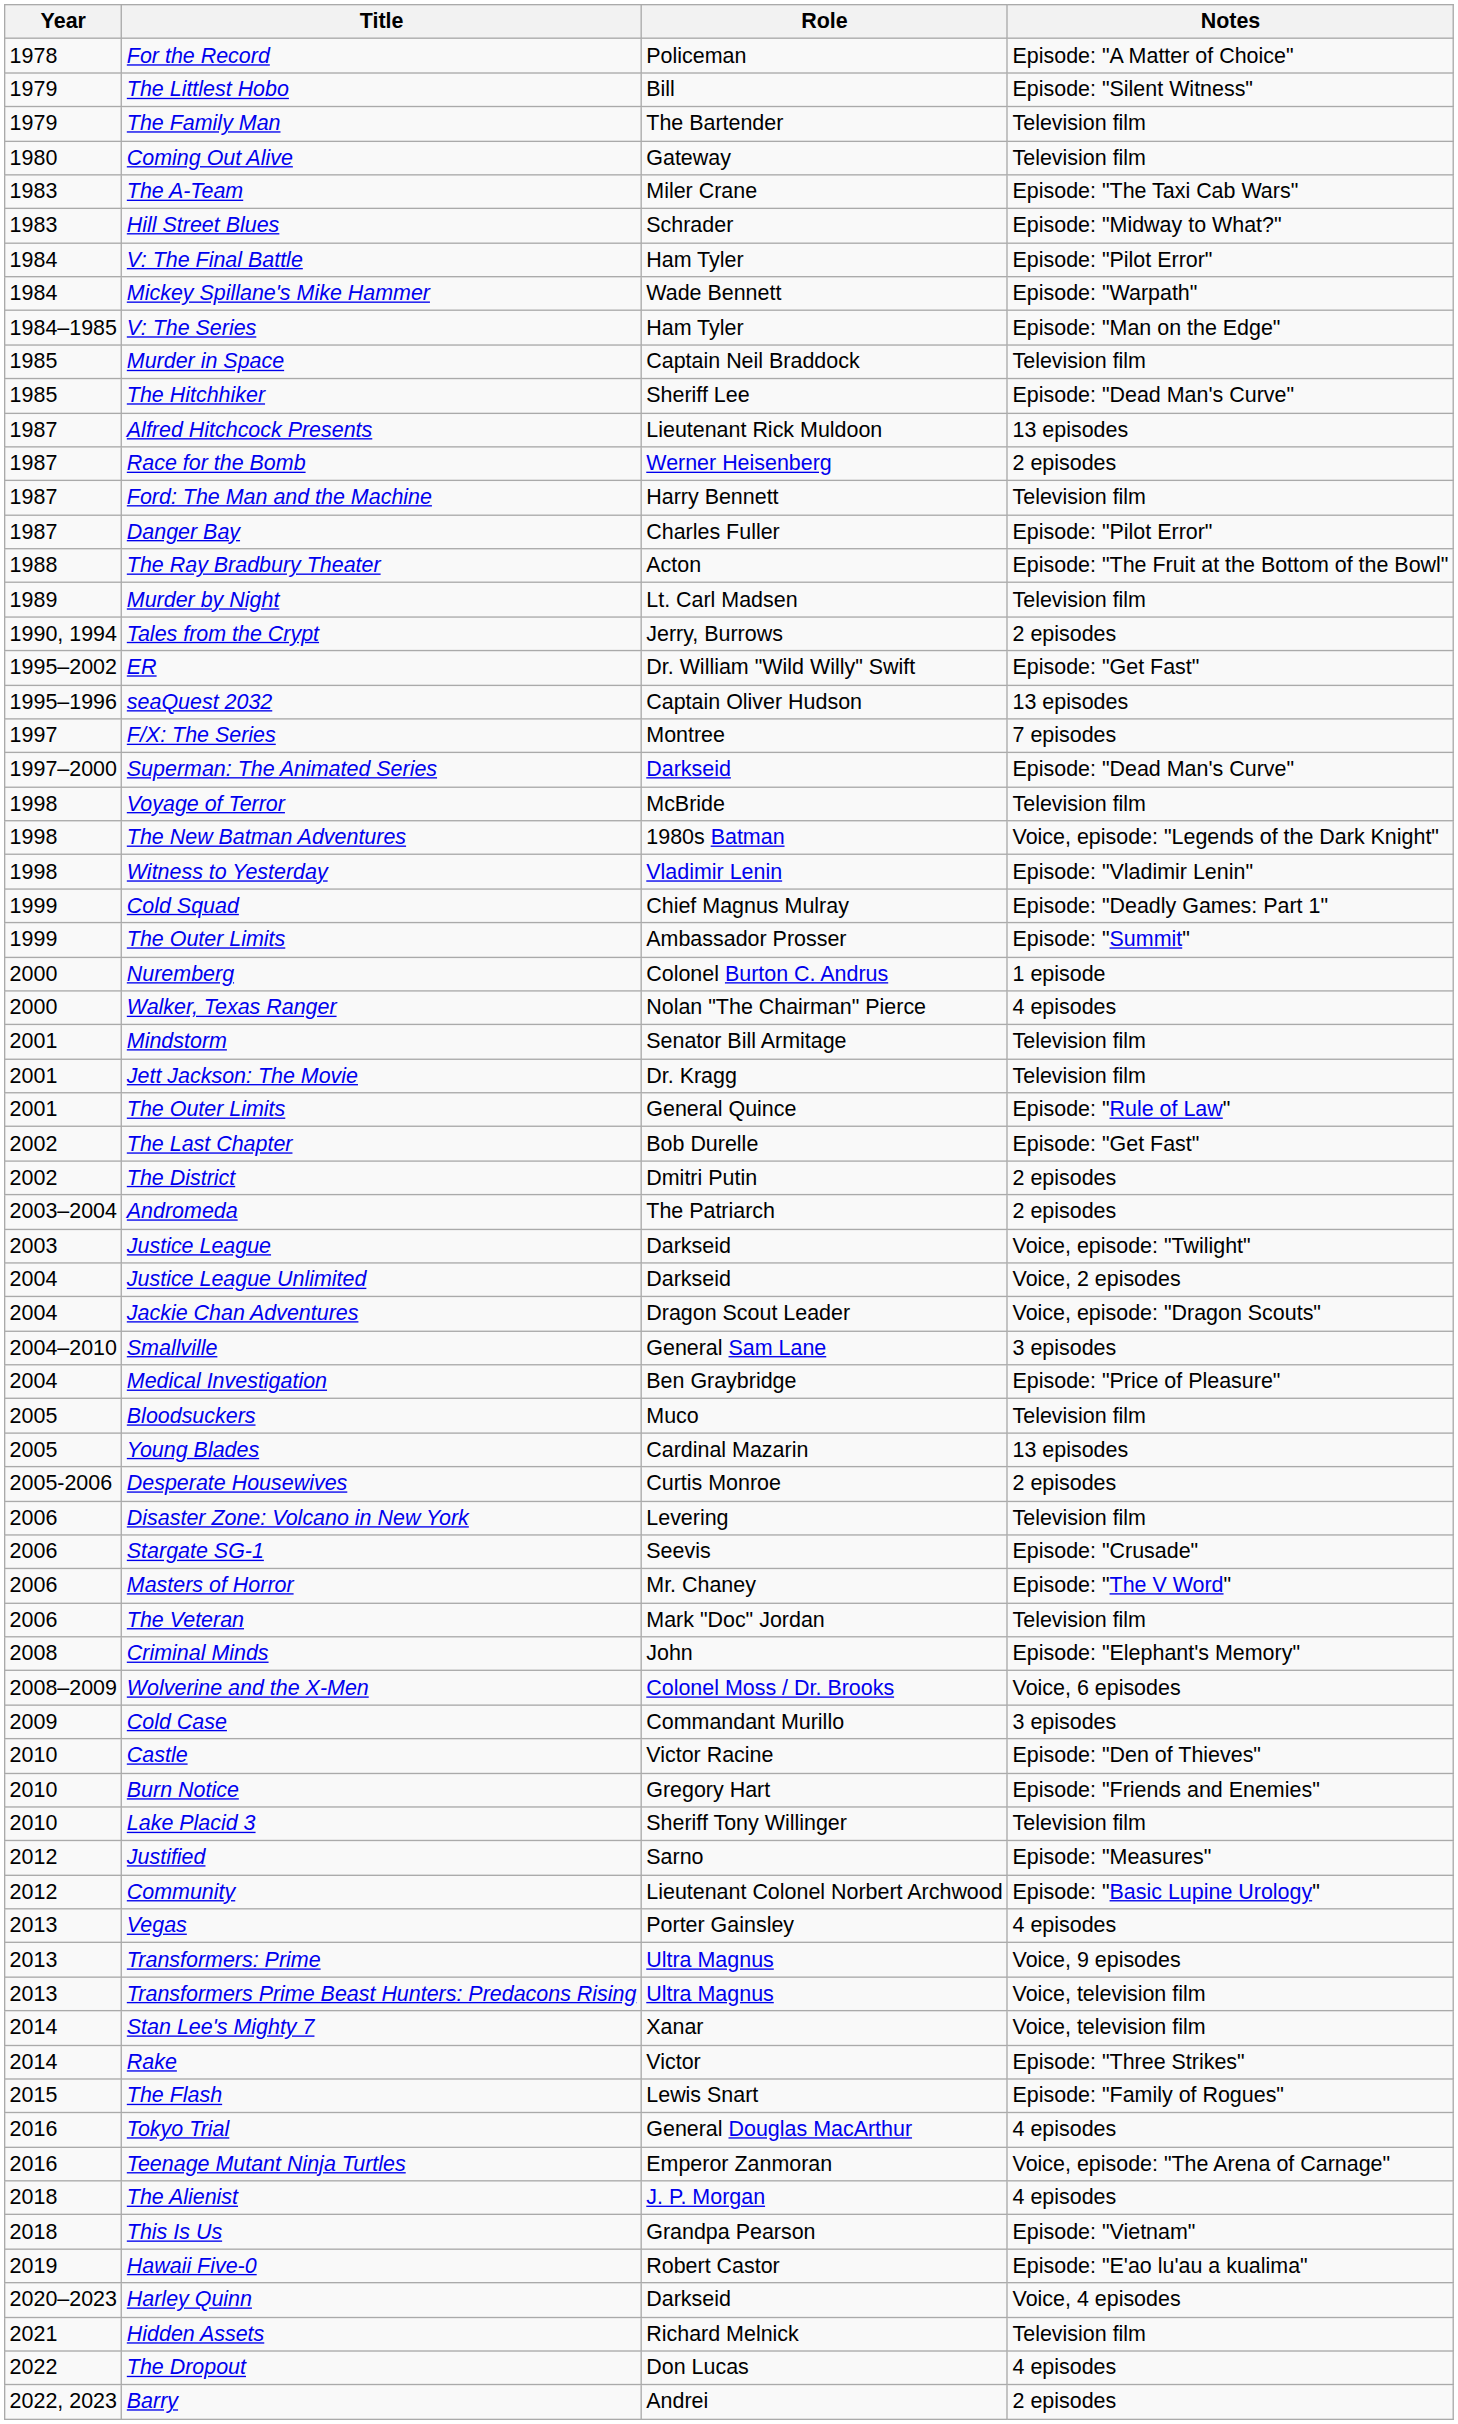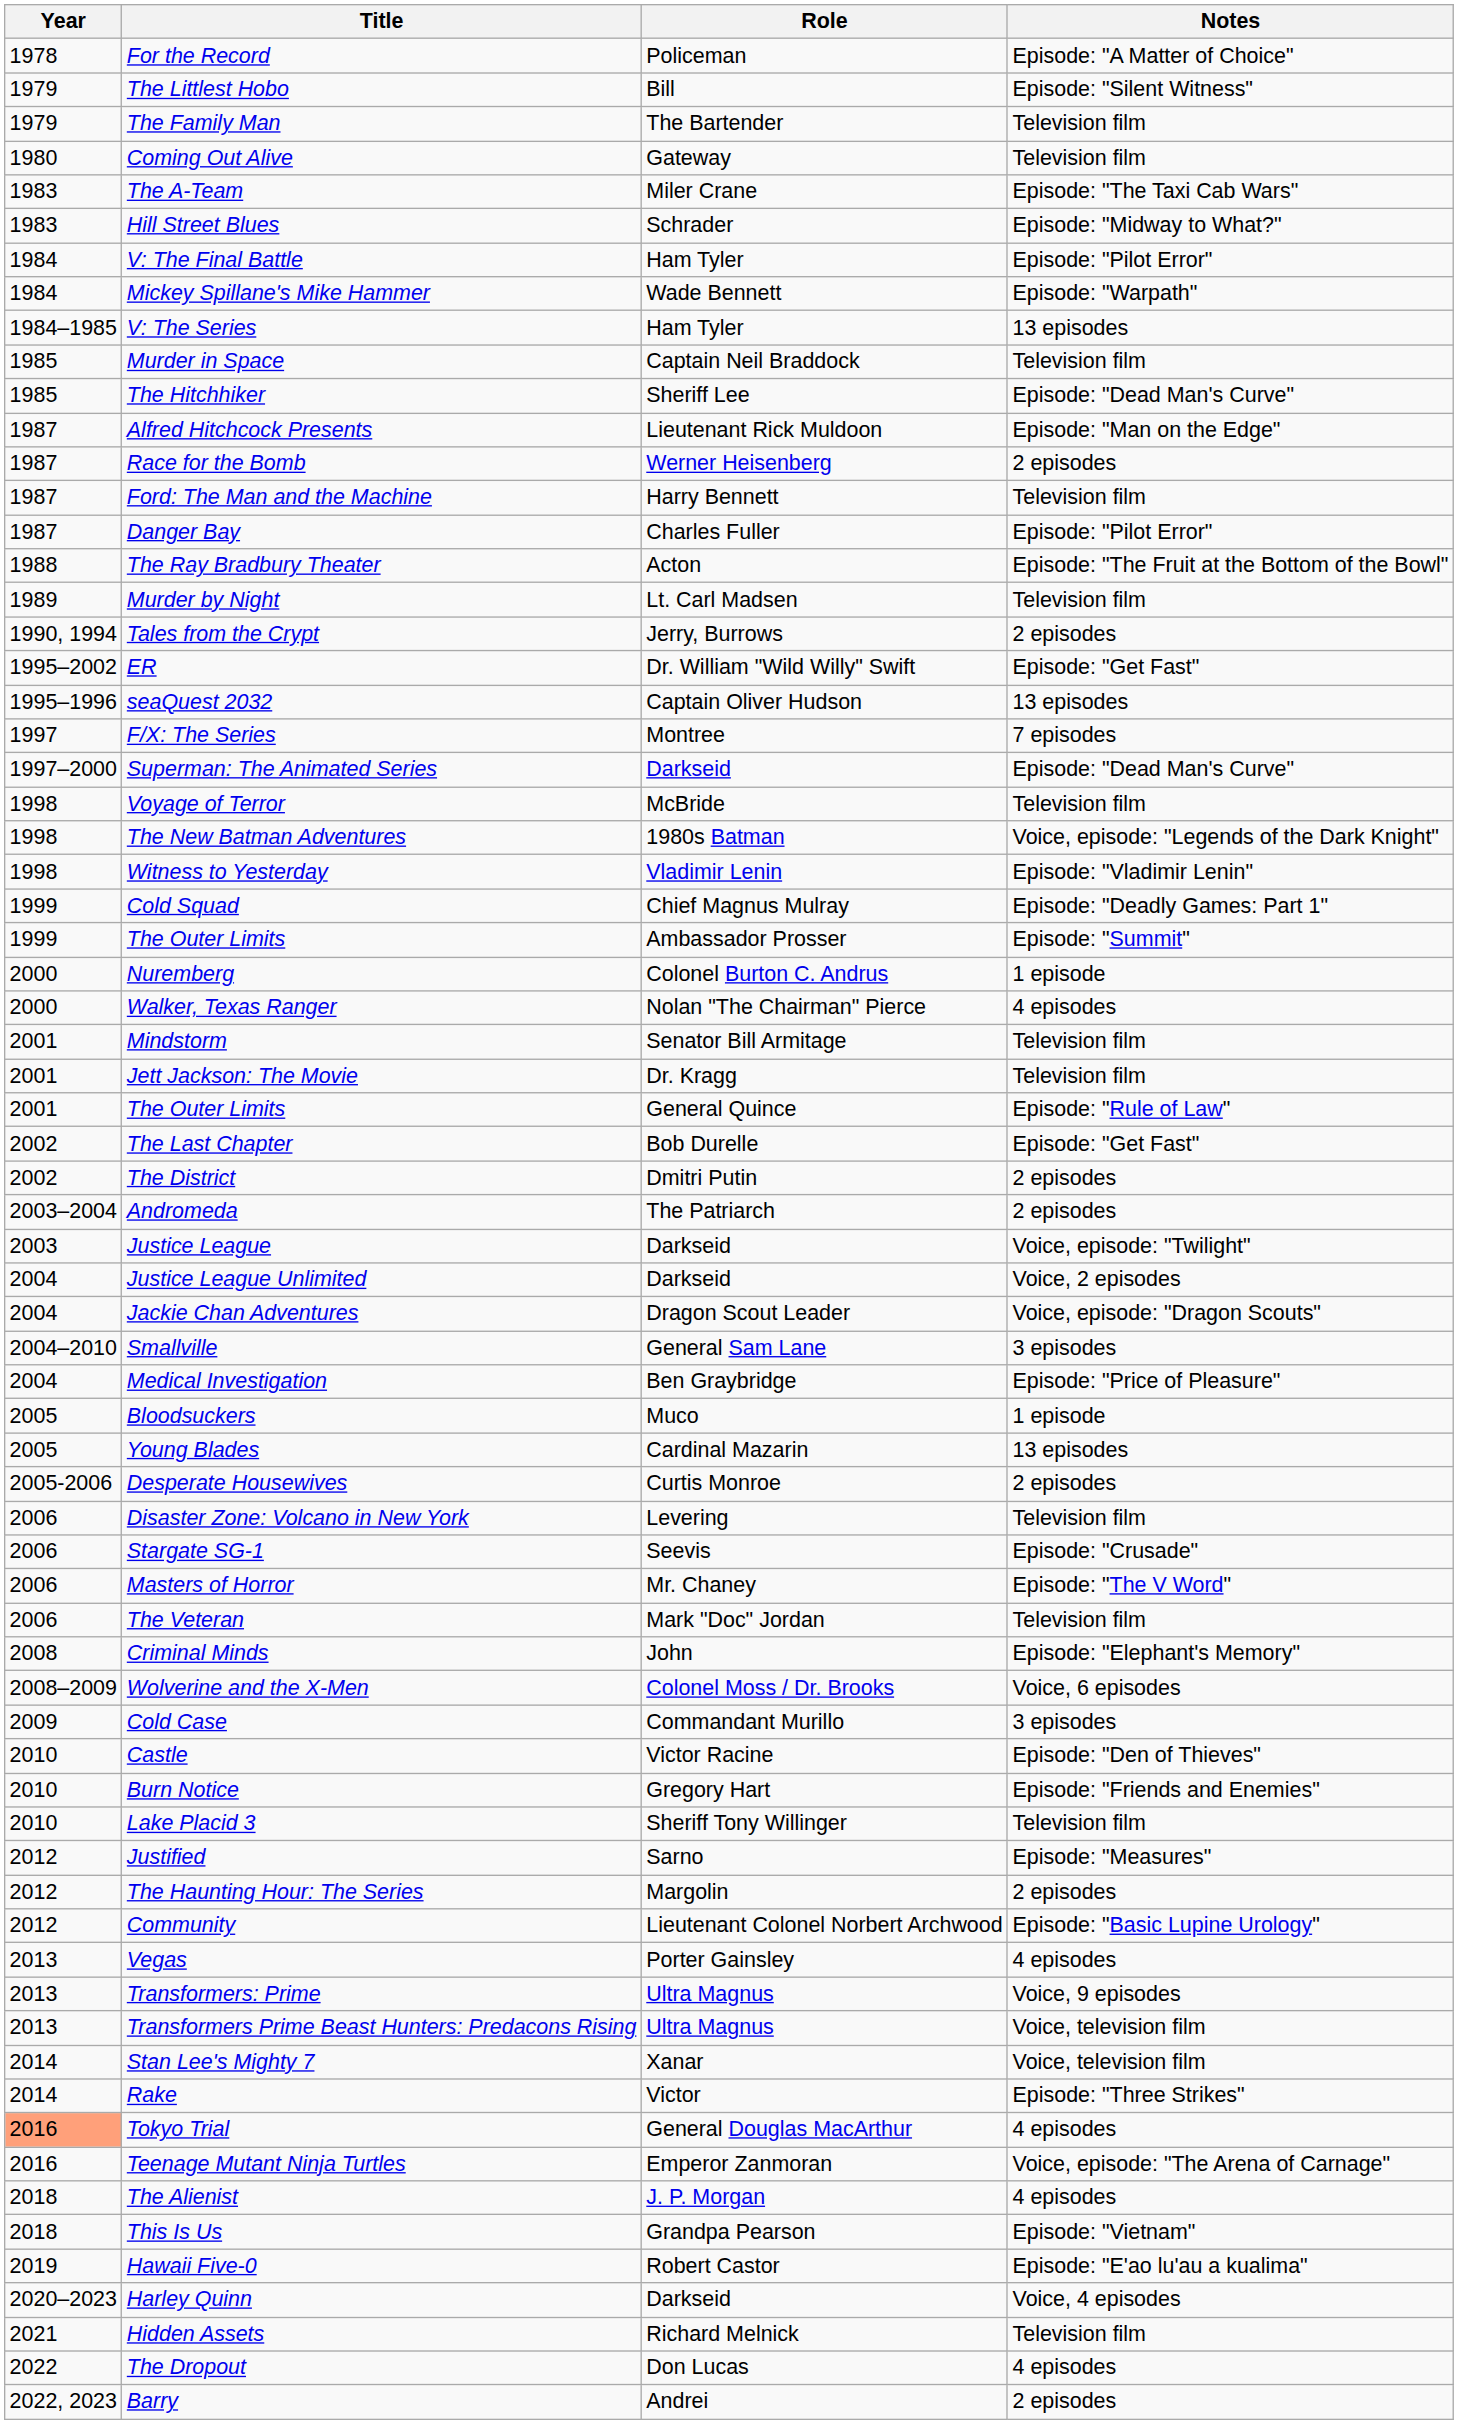(1146, 327) Episode: "Man on the Edge" -> (1070, 327) 13 episodes
(1070, 429) 13 episodes -> (1146, 429) Episode: "Man on the Edge"
(1079, 1415) Television film -> (1059, 1415) 1 episode
+ row: (275, 1891)
- row: (174, 2095)
(33, 2129) no background -> (33, 2129) lightsalmon background
